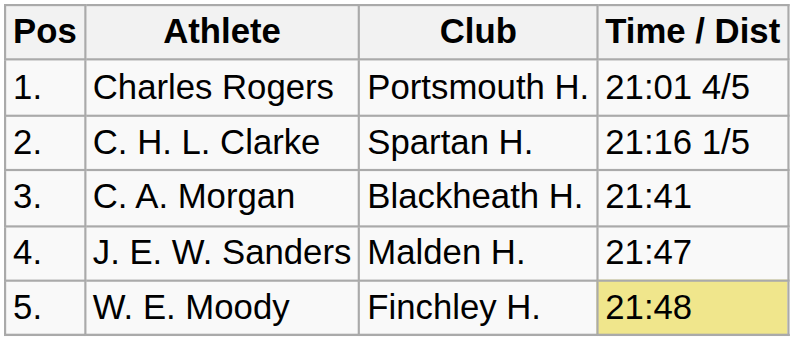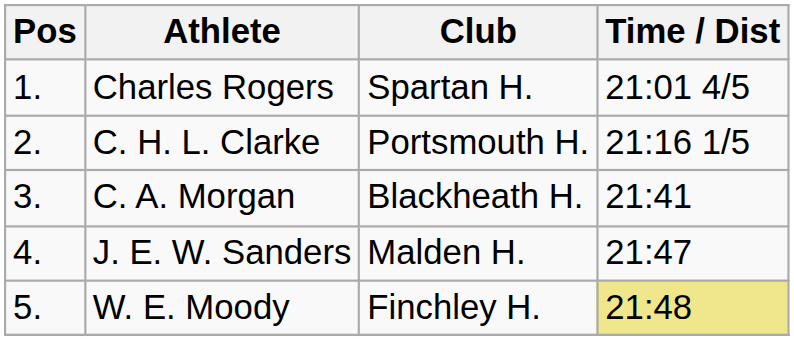(478, 87) Portsmouth H. -> (450, 87) Spartan H.
(450, 142) Spartan H. -> (478, 142) Portsmouth H.
